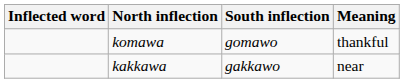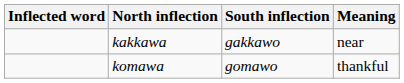rows swapped: (138, 41) <-> (139, 66)
